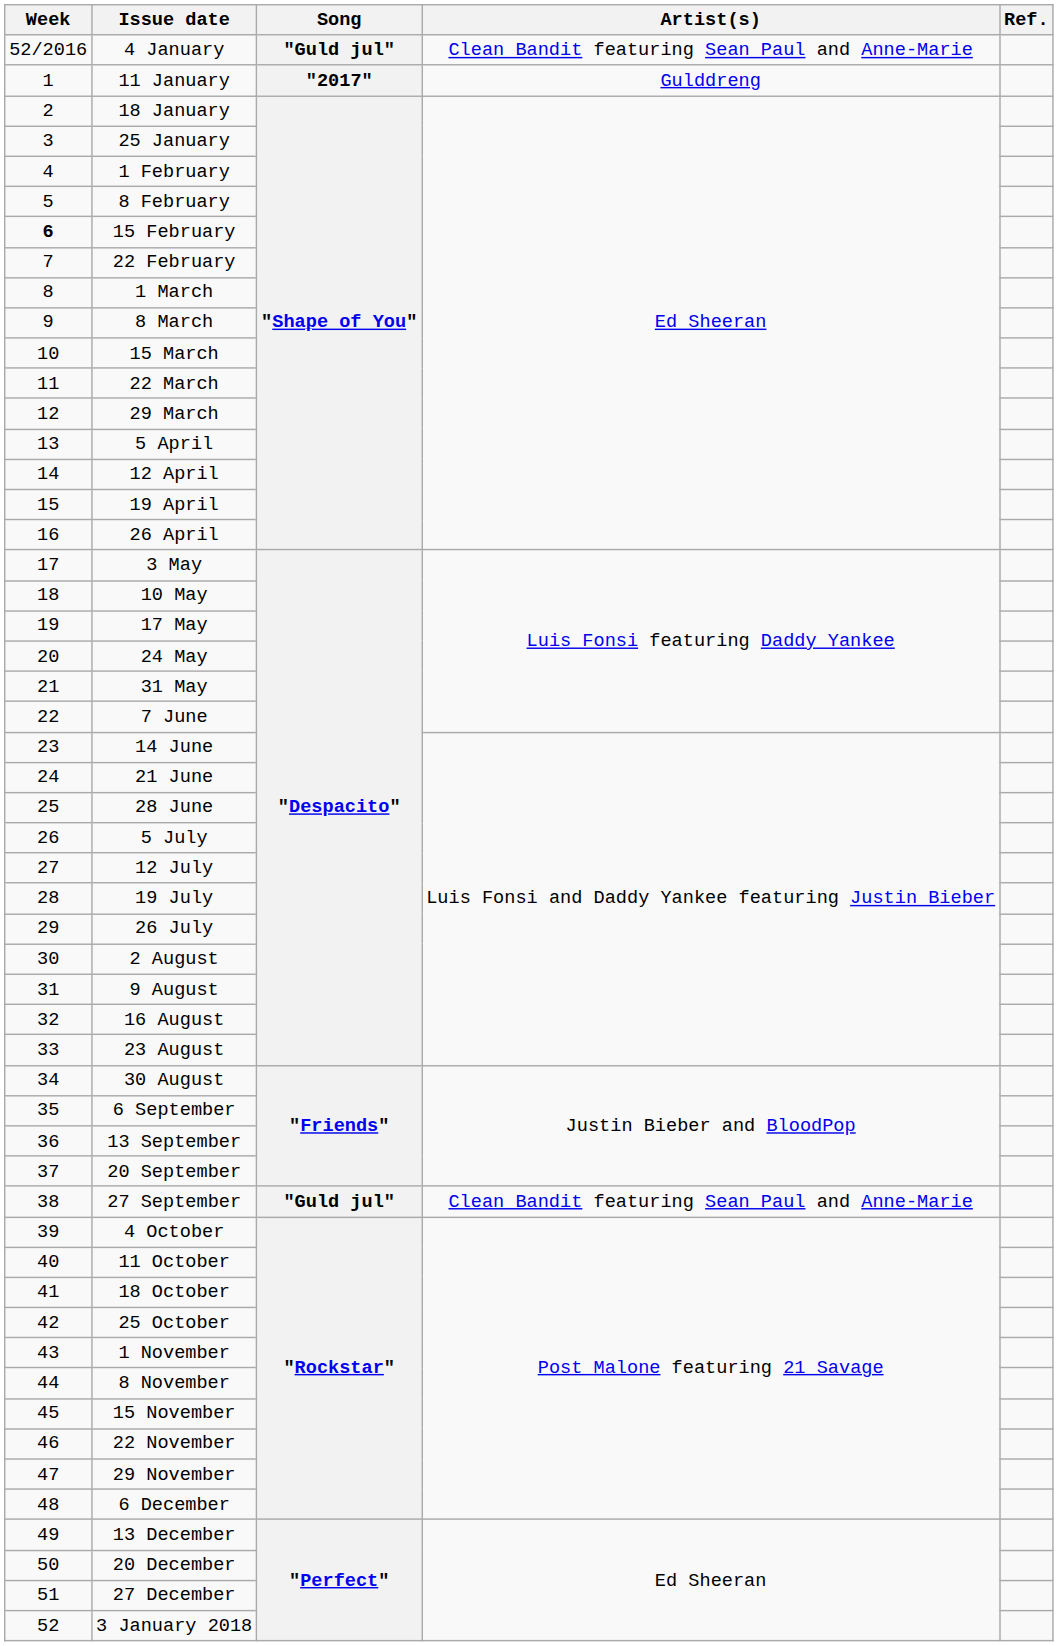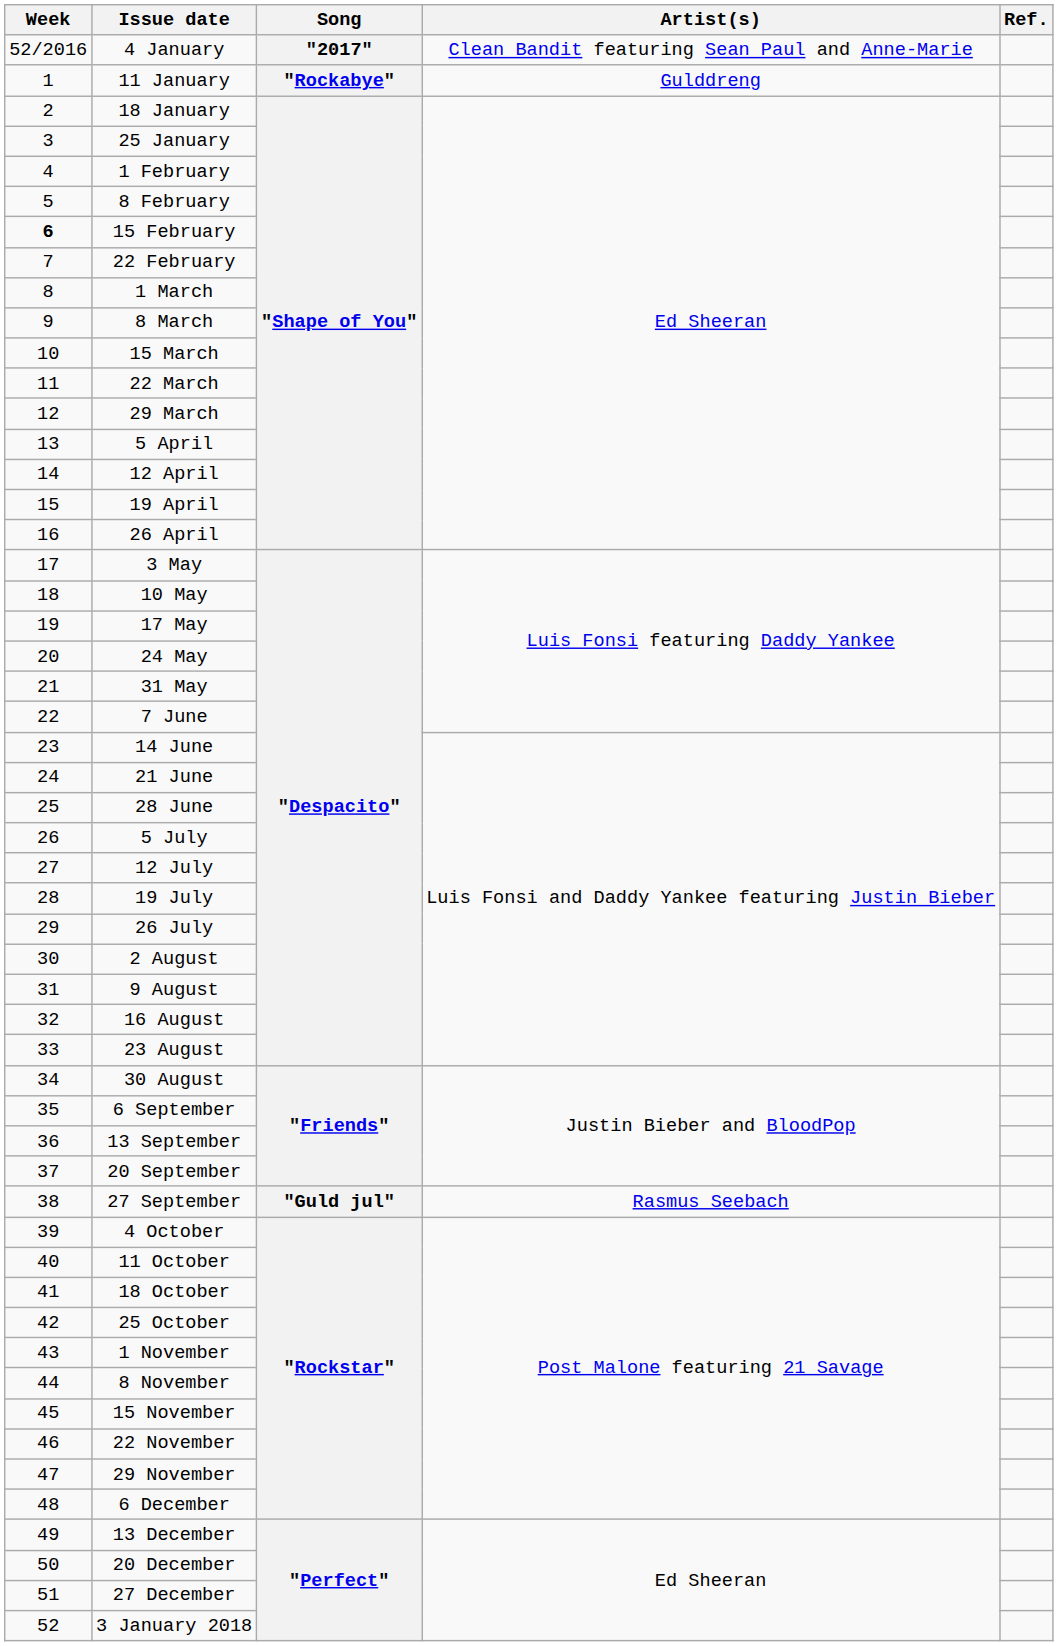(339, 50) "Guld jul" -> (339, 50) "2017"
(339, 80) "2017" -> (339, 80) "Rockabye"
(711, 1201) Clean Bandit featuring Sean Paul and Anne-Marie -> (711, 1201) Rasmus Seebach
